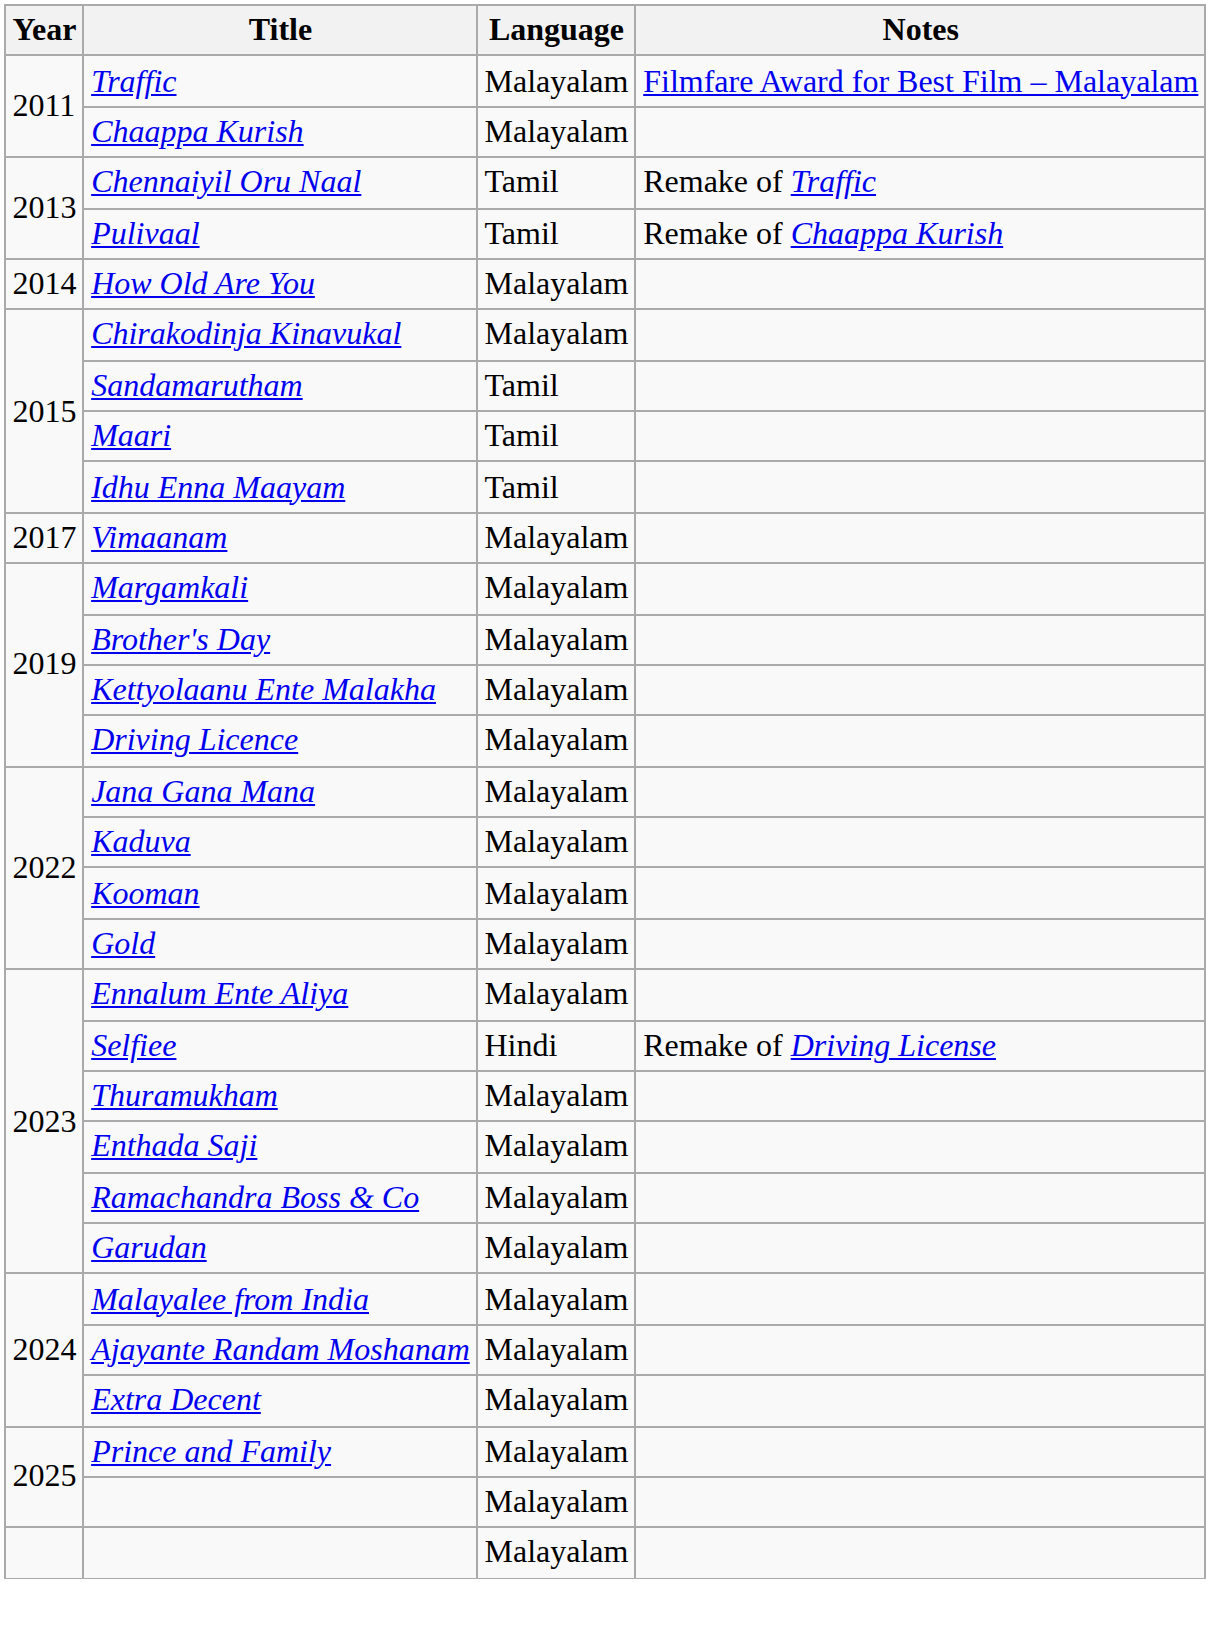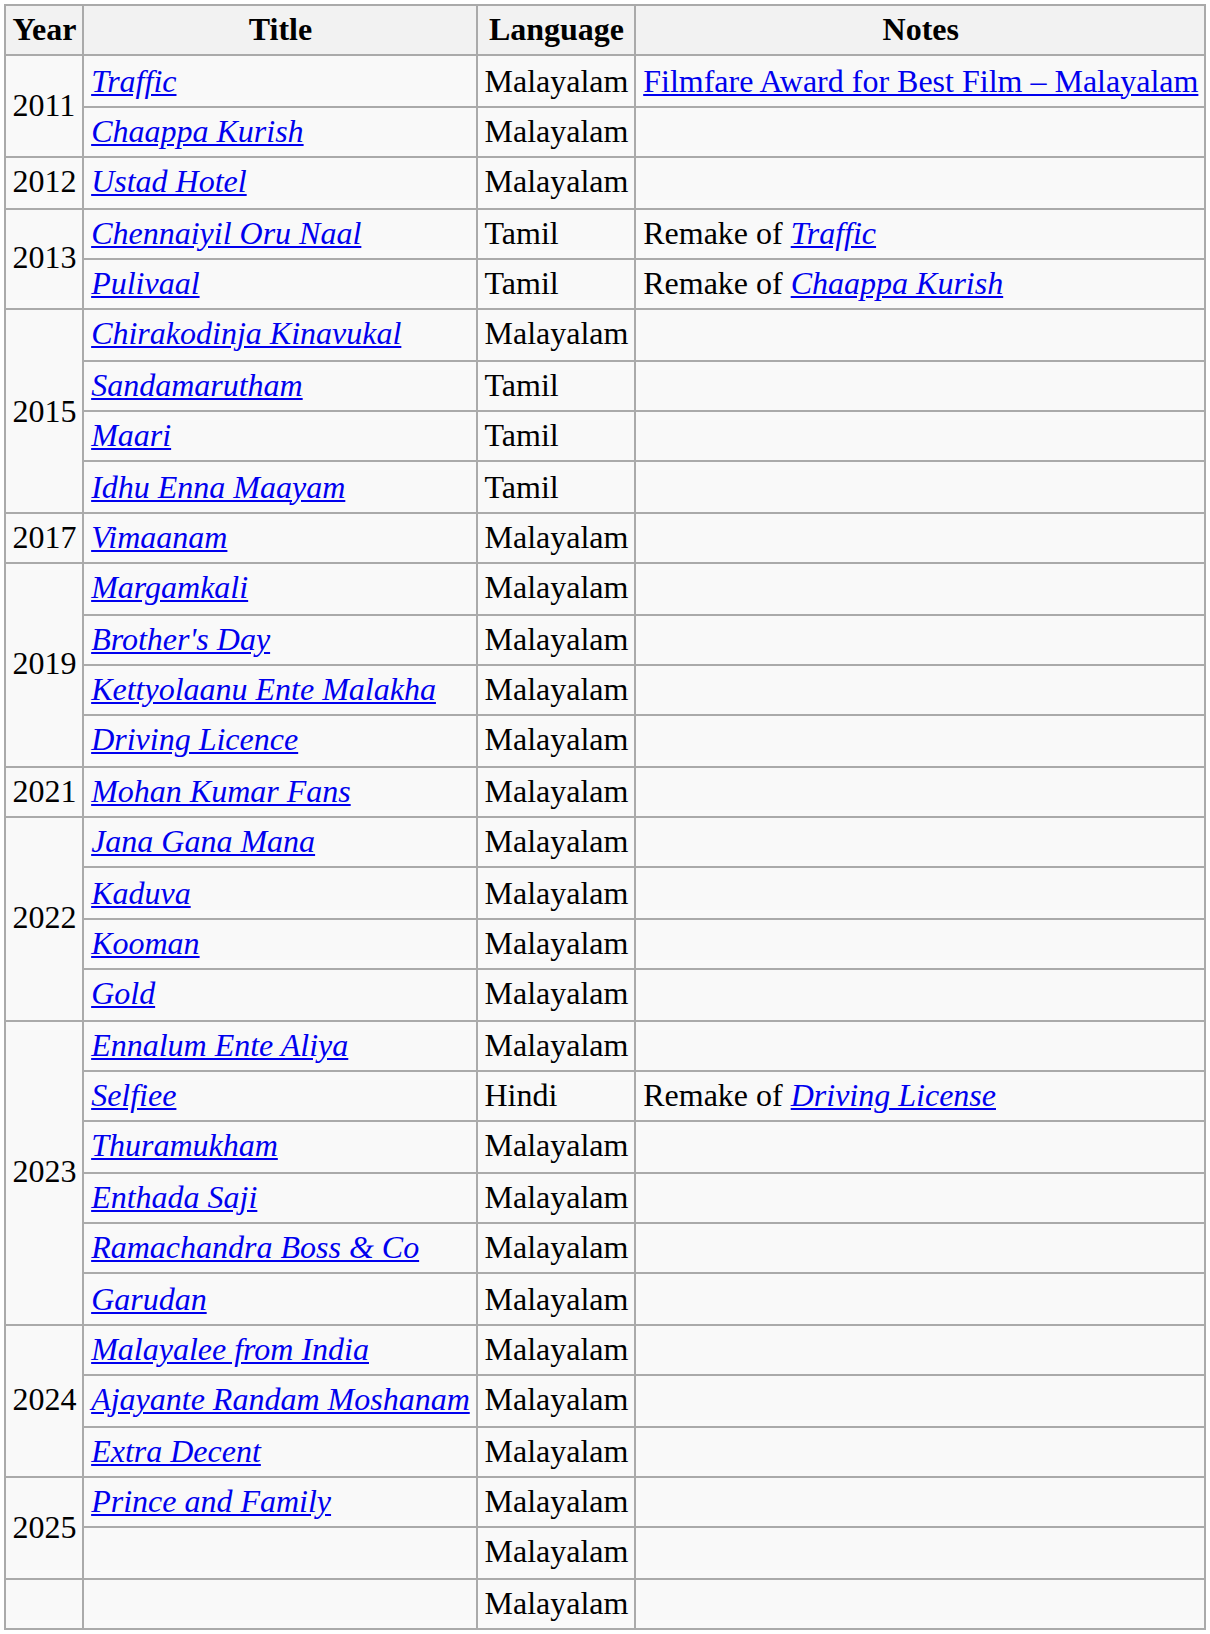+ row: (44, 182)
- row: (44, 283)
+ row: (44, 791)
